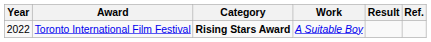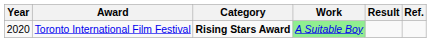(18, 29) 2022 -> (18, 29) 2020
(329, 29) no background -> (329, 29) lightgreen background
